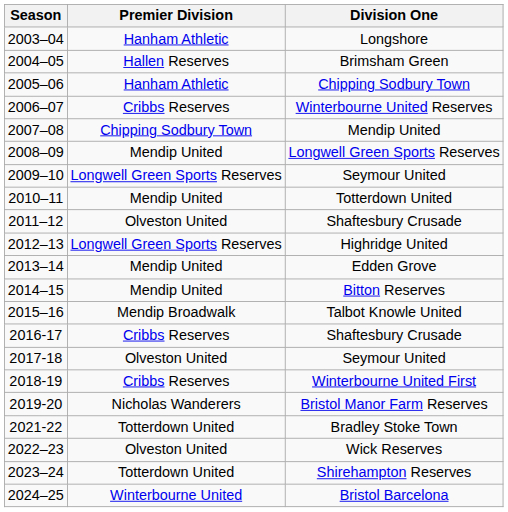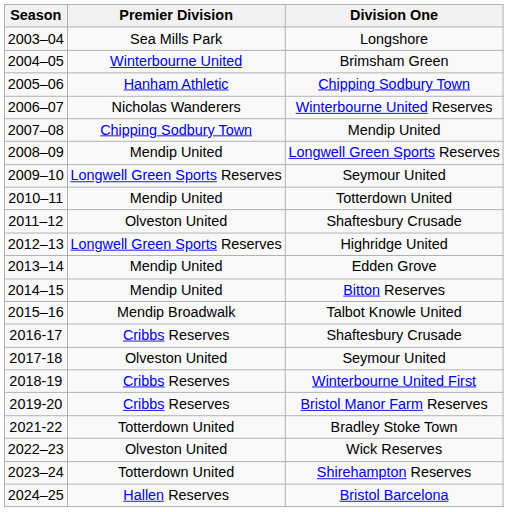(176, 38) Hanham Athletic -> (176, 38) Sea Mills Park
(176, 61) Hallen Reserves -> (176, 61) Winterbourne United
(176, 107) Cribbs Reserves -> (176, 107) Nicholas Wanderers
(176, 404) Nicholas Wanderers -> (176, 404) Cribbs Reserves
(176, 495) Winterbourne United -> (176, 495) Hallen Reserves
